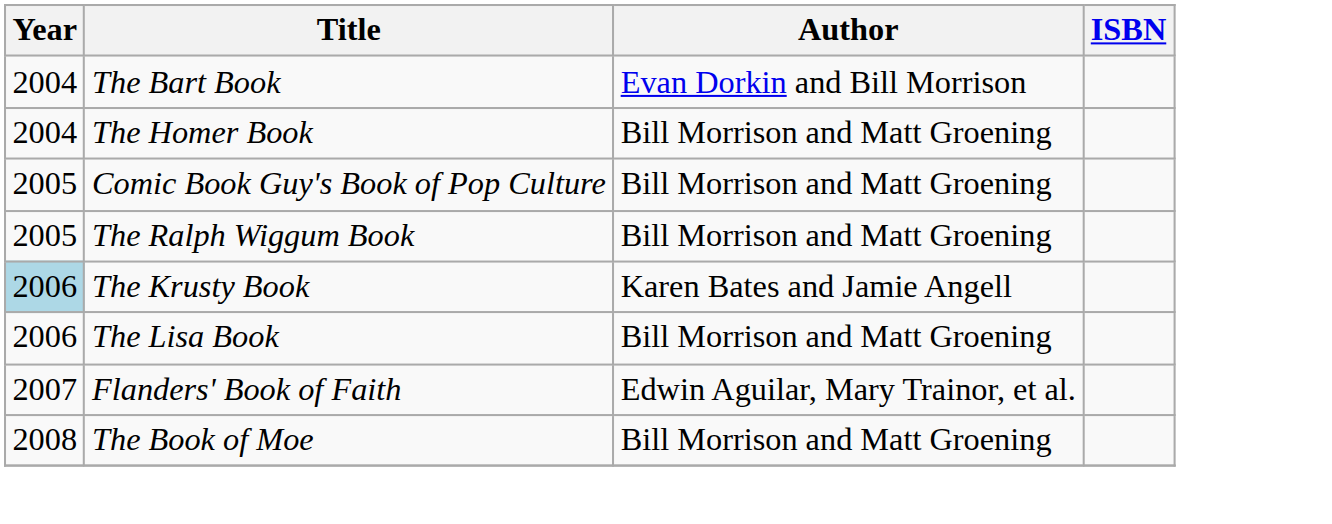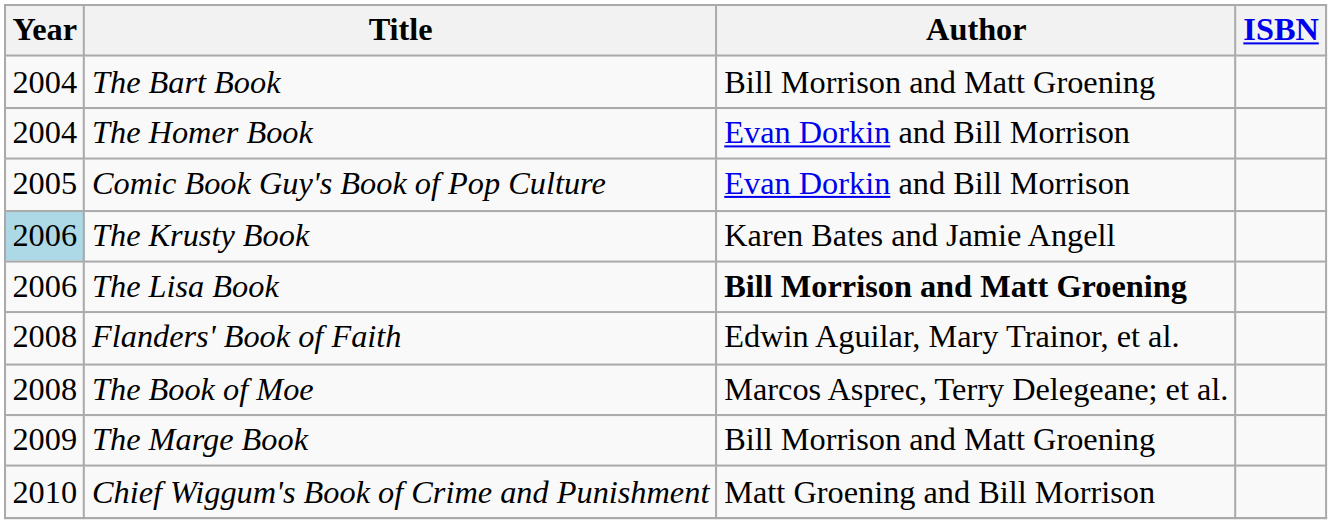(824, 81) Evan Dorkin and Bill Morrison -> (940, 81) Bill Morrison and Matt Groening
(836, 132) Bill Morrison and Matt Groening -> (927, 132) Evan Dorkin and Bill Morrison
(836, 183) Bill Morrison and Matt Groening -> (927, 183) Evan Dorkin and Bill Morrison
- row: (253, 235)
(836, 337) normal -> (956, 286) bold
(45, 388) 2007 -> (45, 337) 2008
(836, 440) Bill Morrison and Matt Groening -> (976, 388) Marcos Asprec, Terry Delegeane; et al.
+ row: (200, 440)
+ row: (401, 491)
